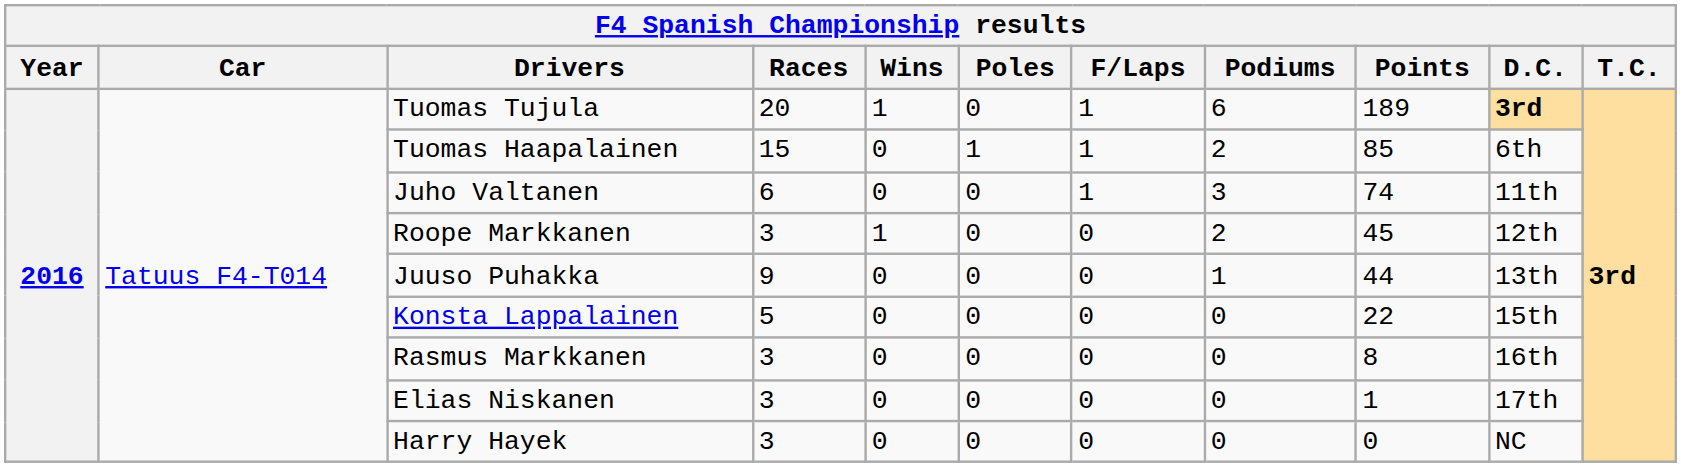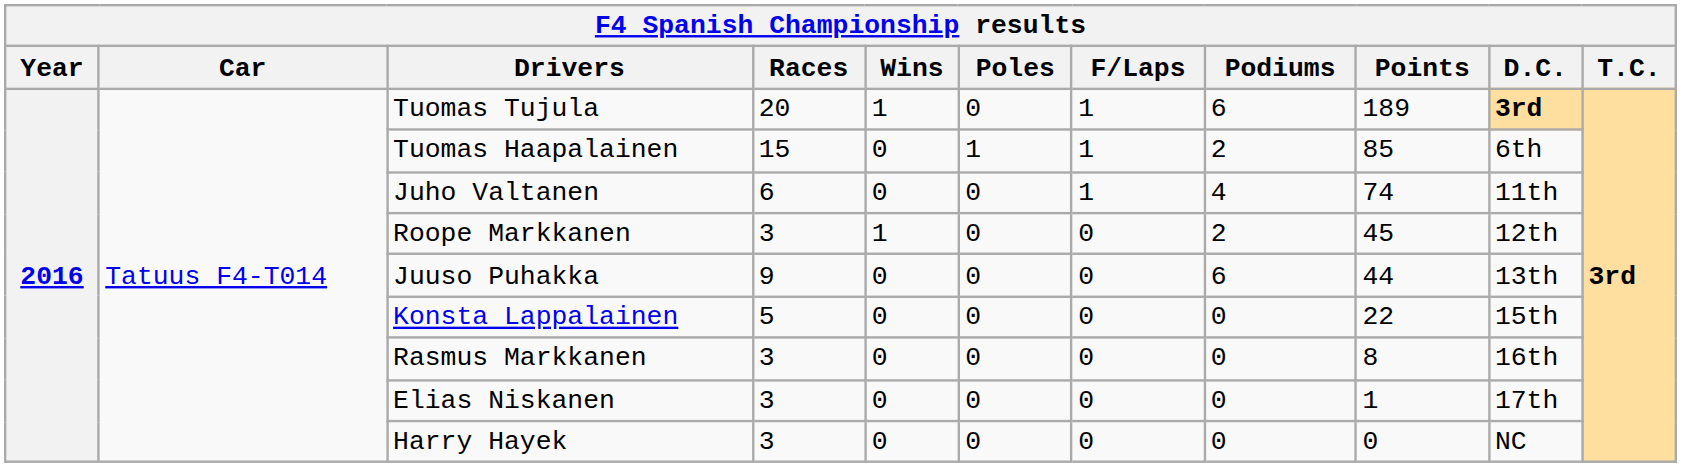(1219, 192) 3 -> (1219, 192) 4
(1219, 276) 1 -> (1219, 276) 6
